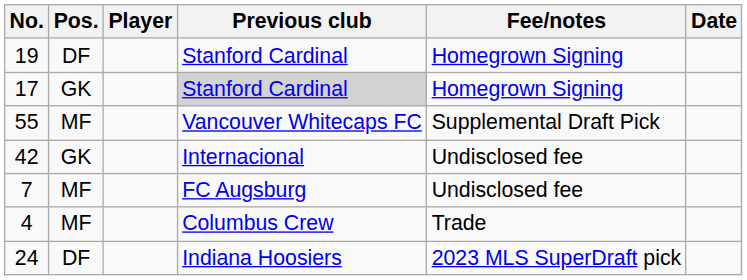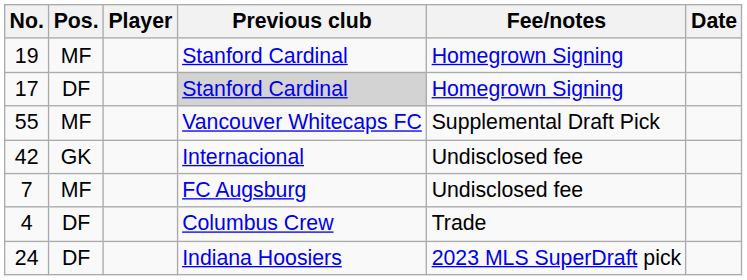(76, 55) DF -> (76, 55) MF
(76, 88) GK -> (76, 88) DF
(76, 223) MF -> (76, 223) DF
